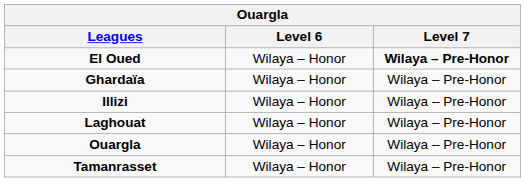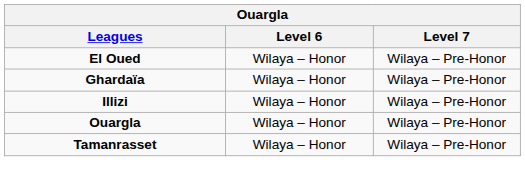(447, 58) bold -> (447, 58) normal
- row: (115, 123)
